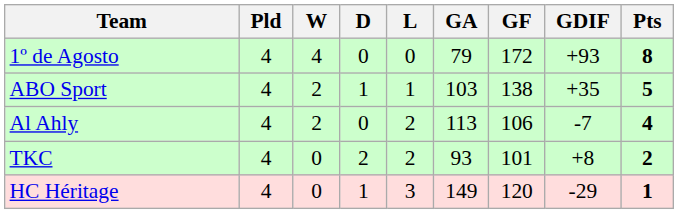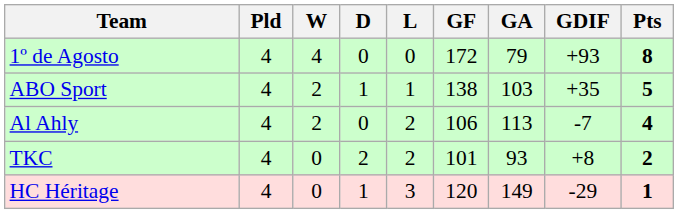columns swapped: (517, 21) <-> (461, 21)
